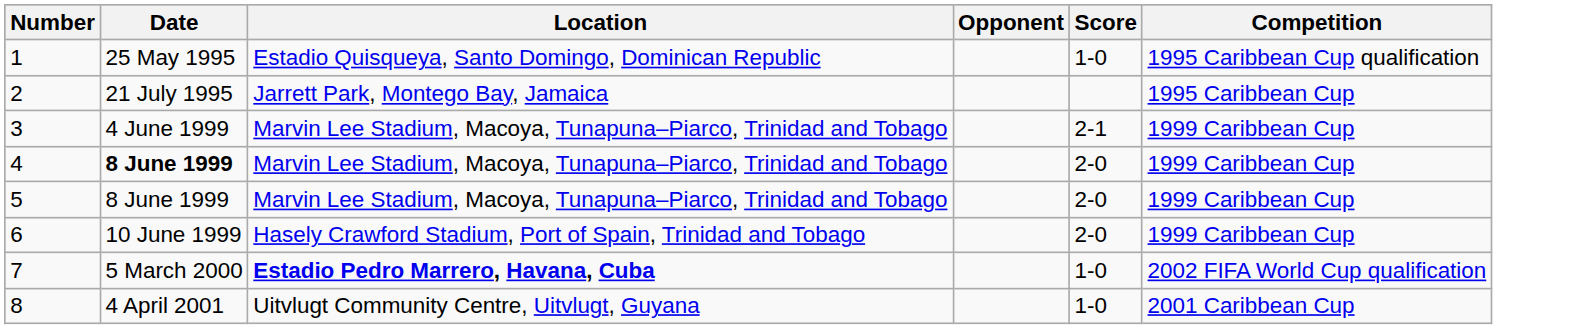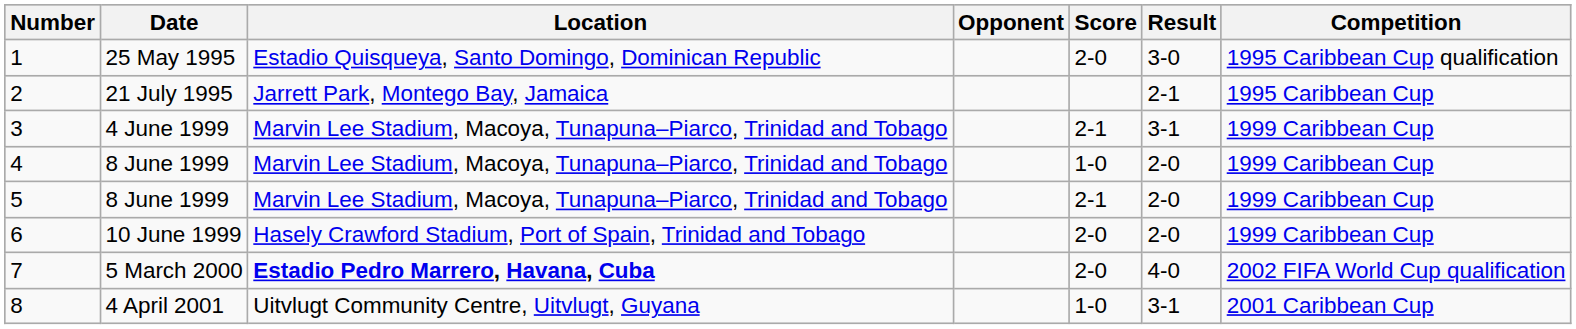+ column: (1182, 22)
(1091, 57) 1-0 -> (1091, 57) 2-0
(169, 164) bold -> (167, 164) normal
(1091, 164) 2-0 -> (1091, 164) 1-0
(1091, 199) 2-0 -> (1091, 199) 2-1
(1091, 270) 1-0 -> (1091, 270) 2-0
